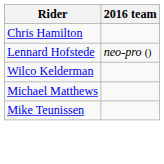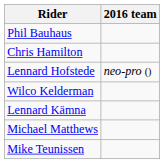+ row: (39, 33)
+ row: (47, 110)
